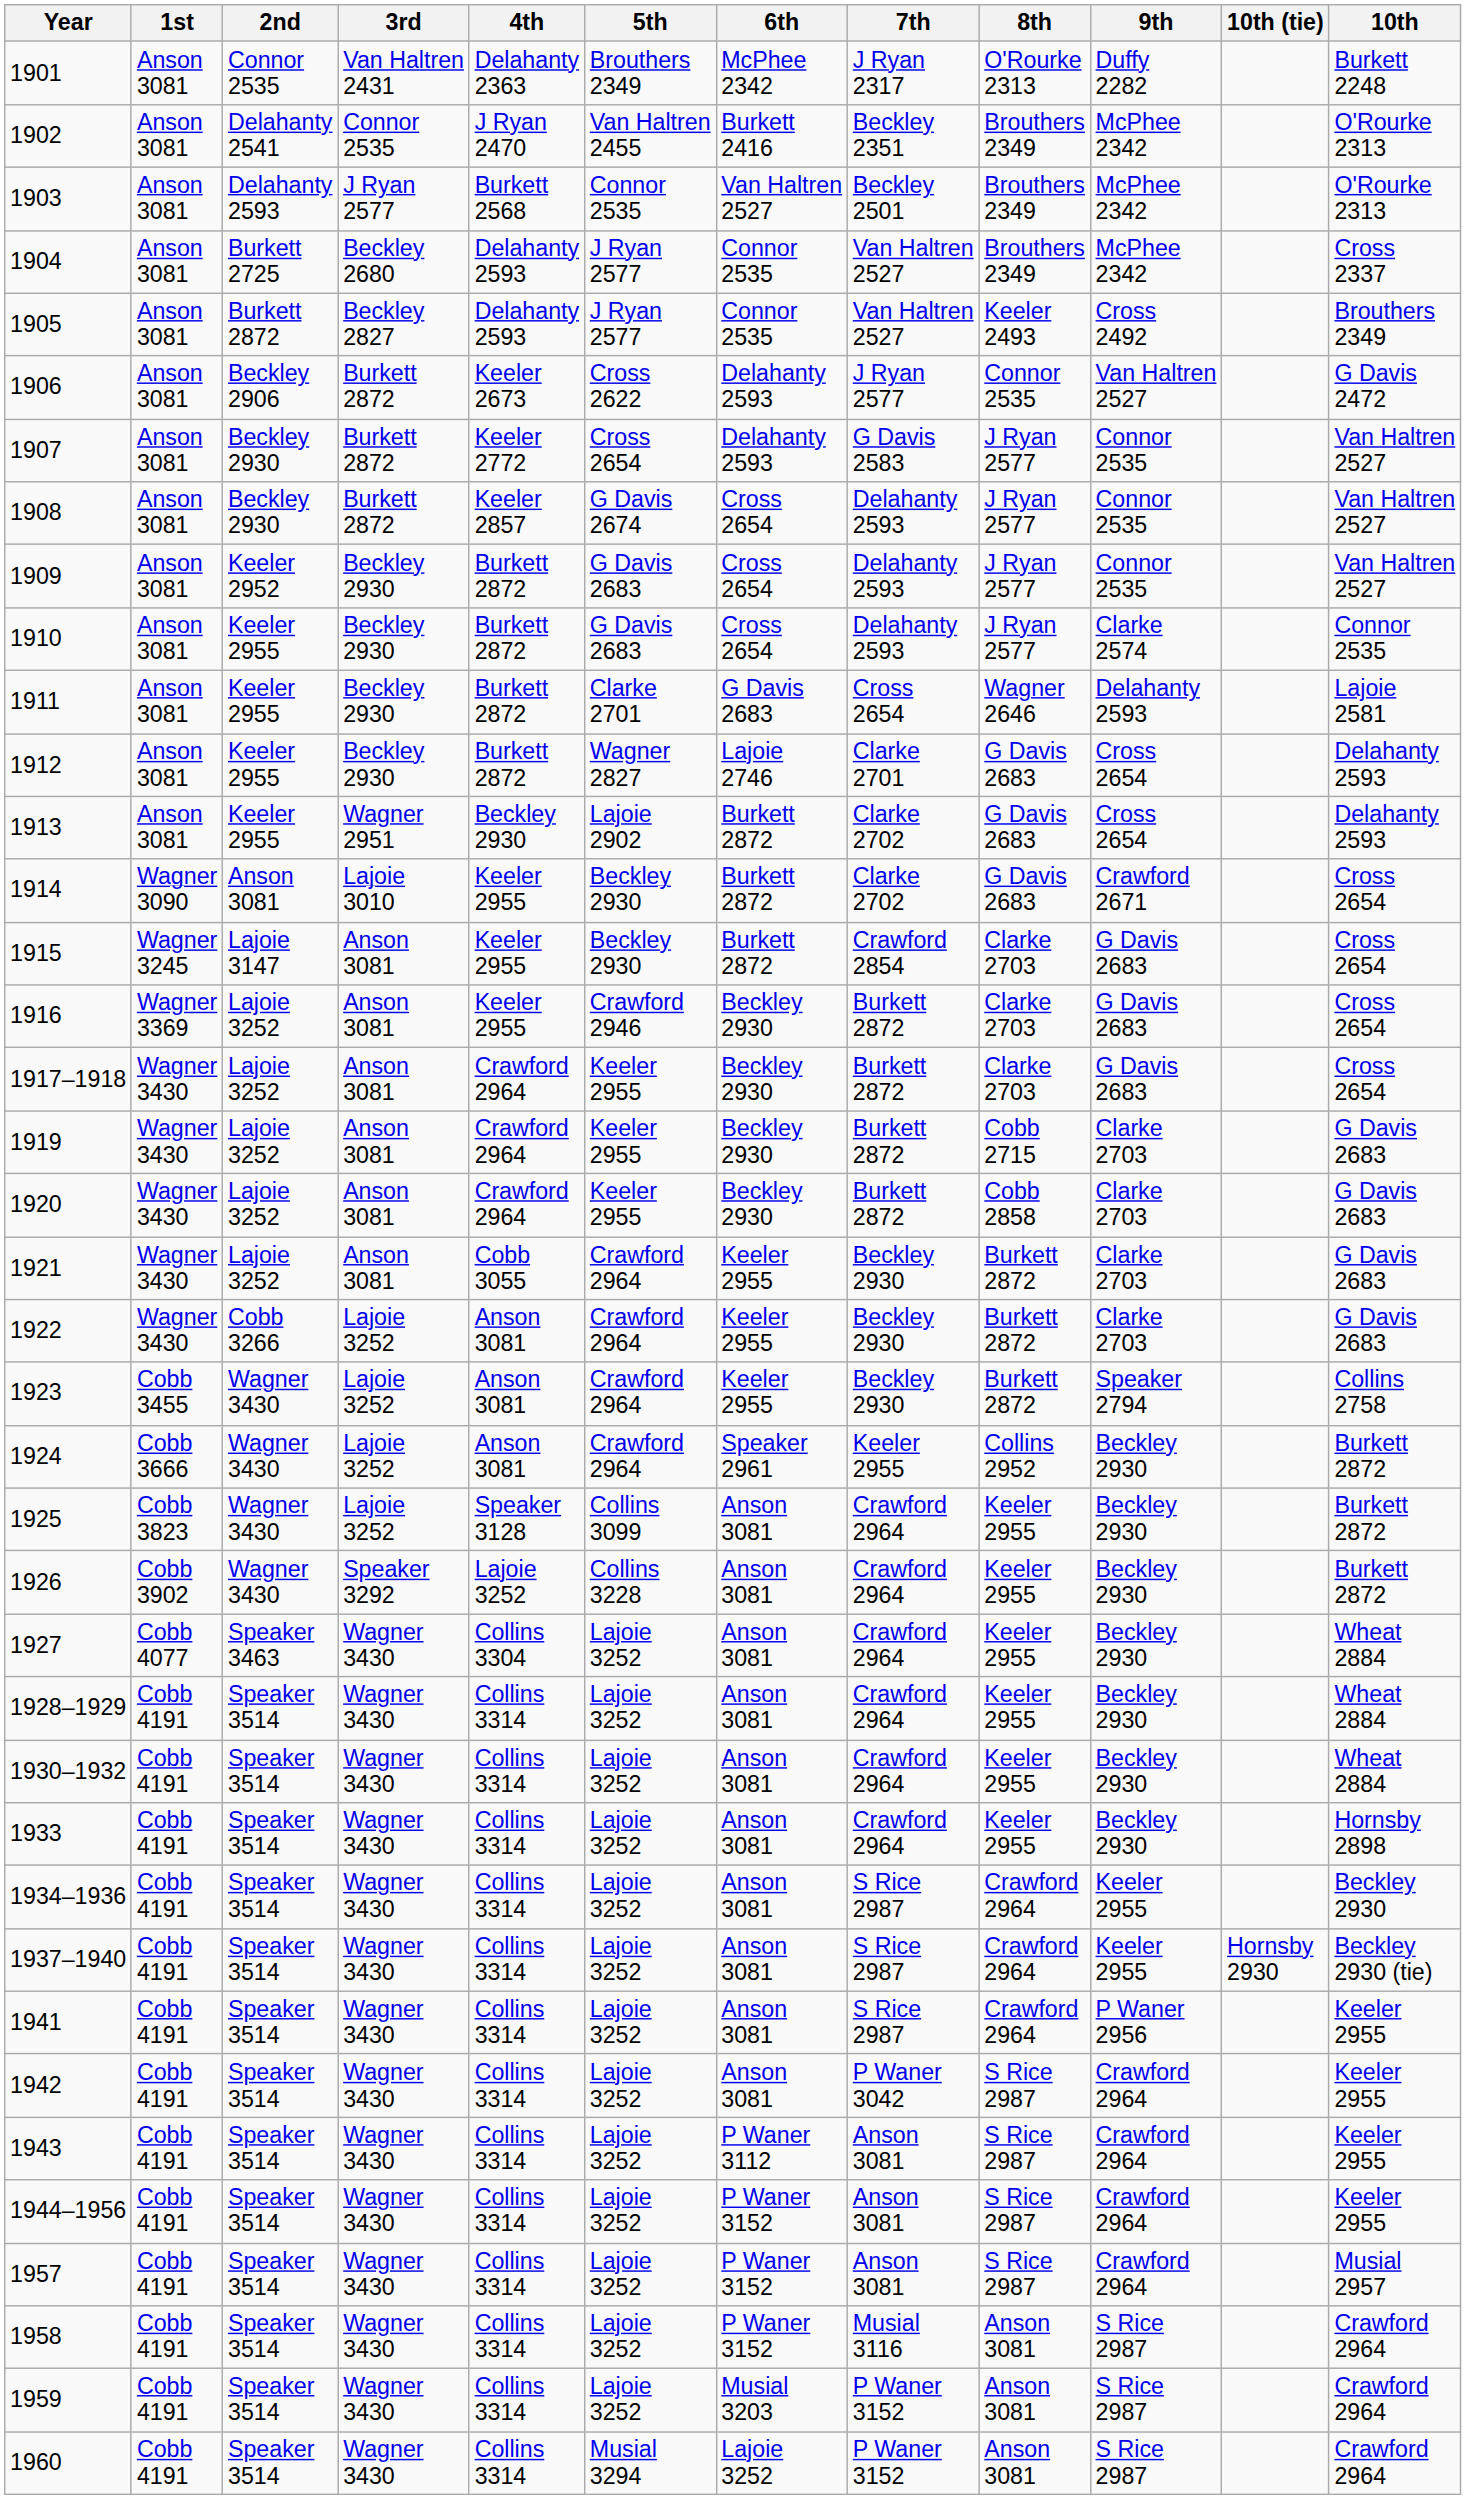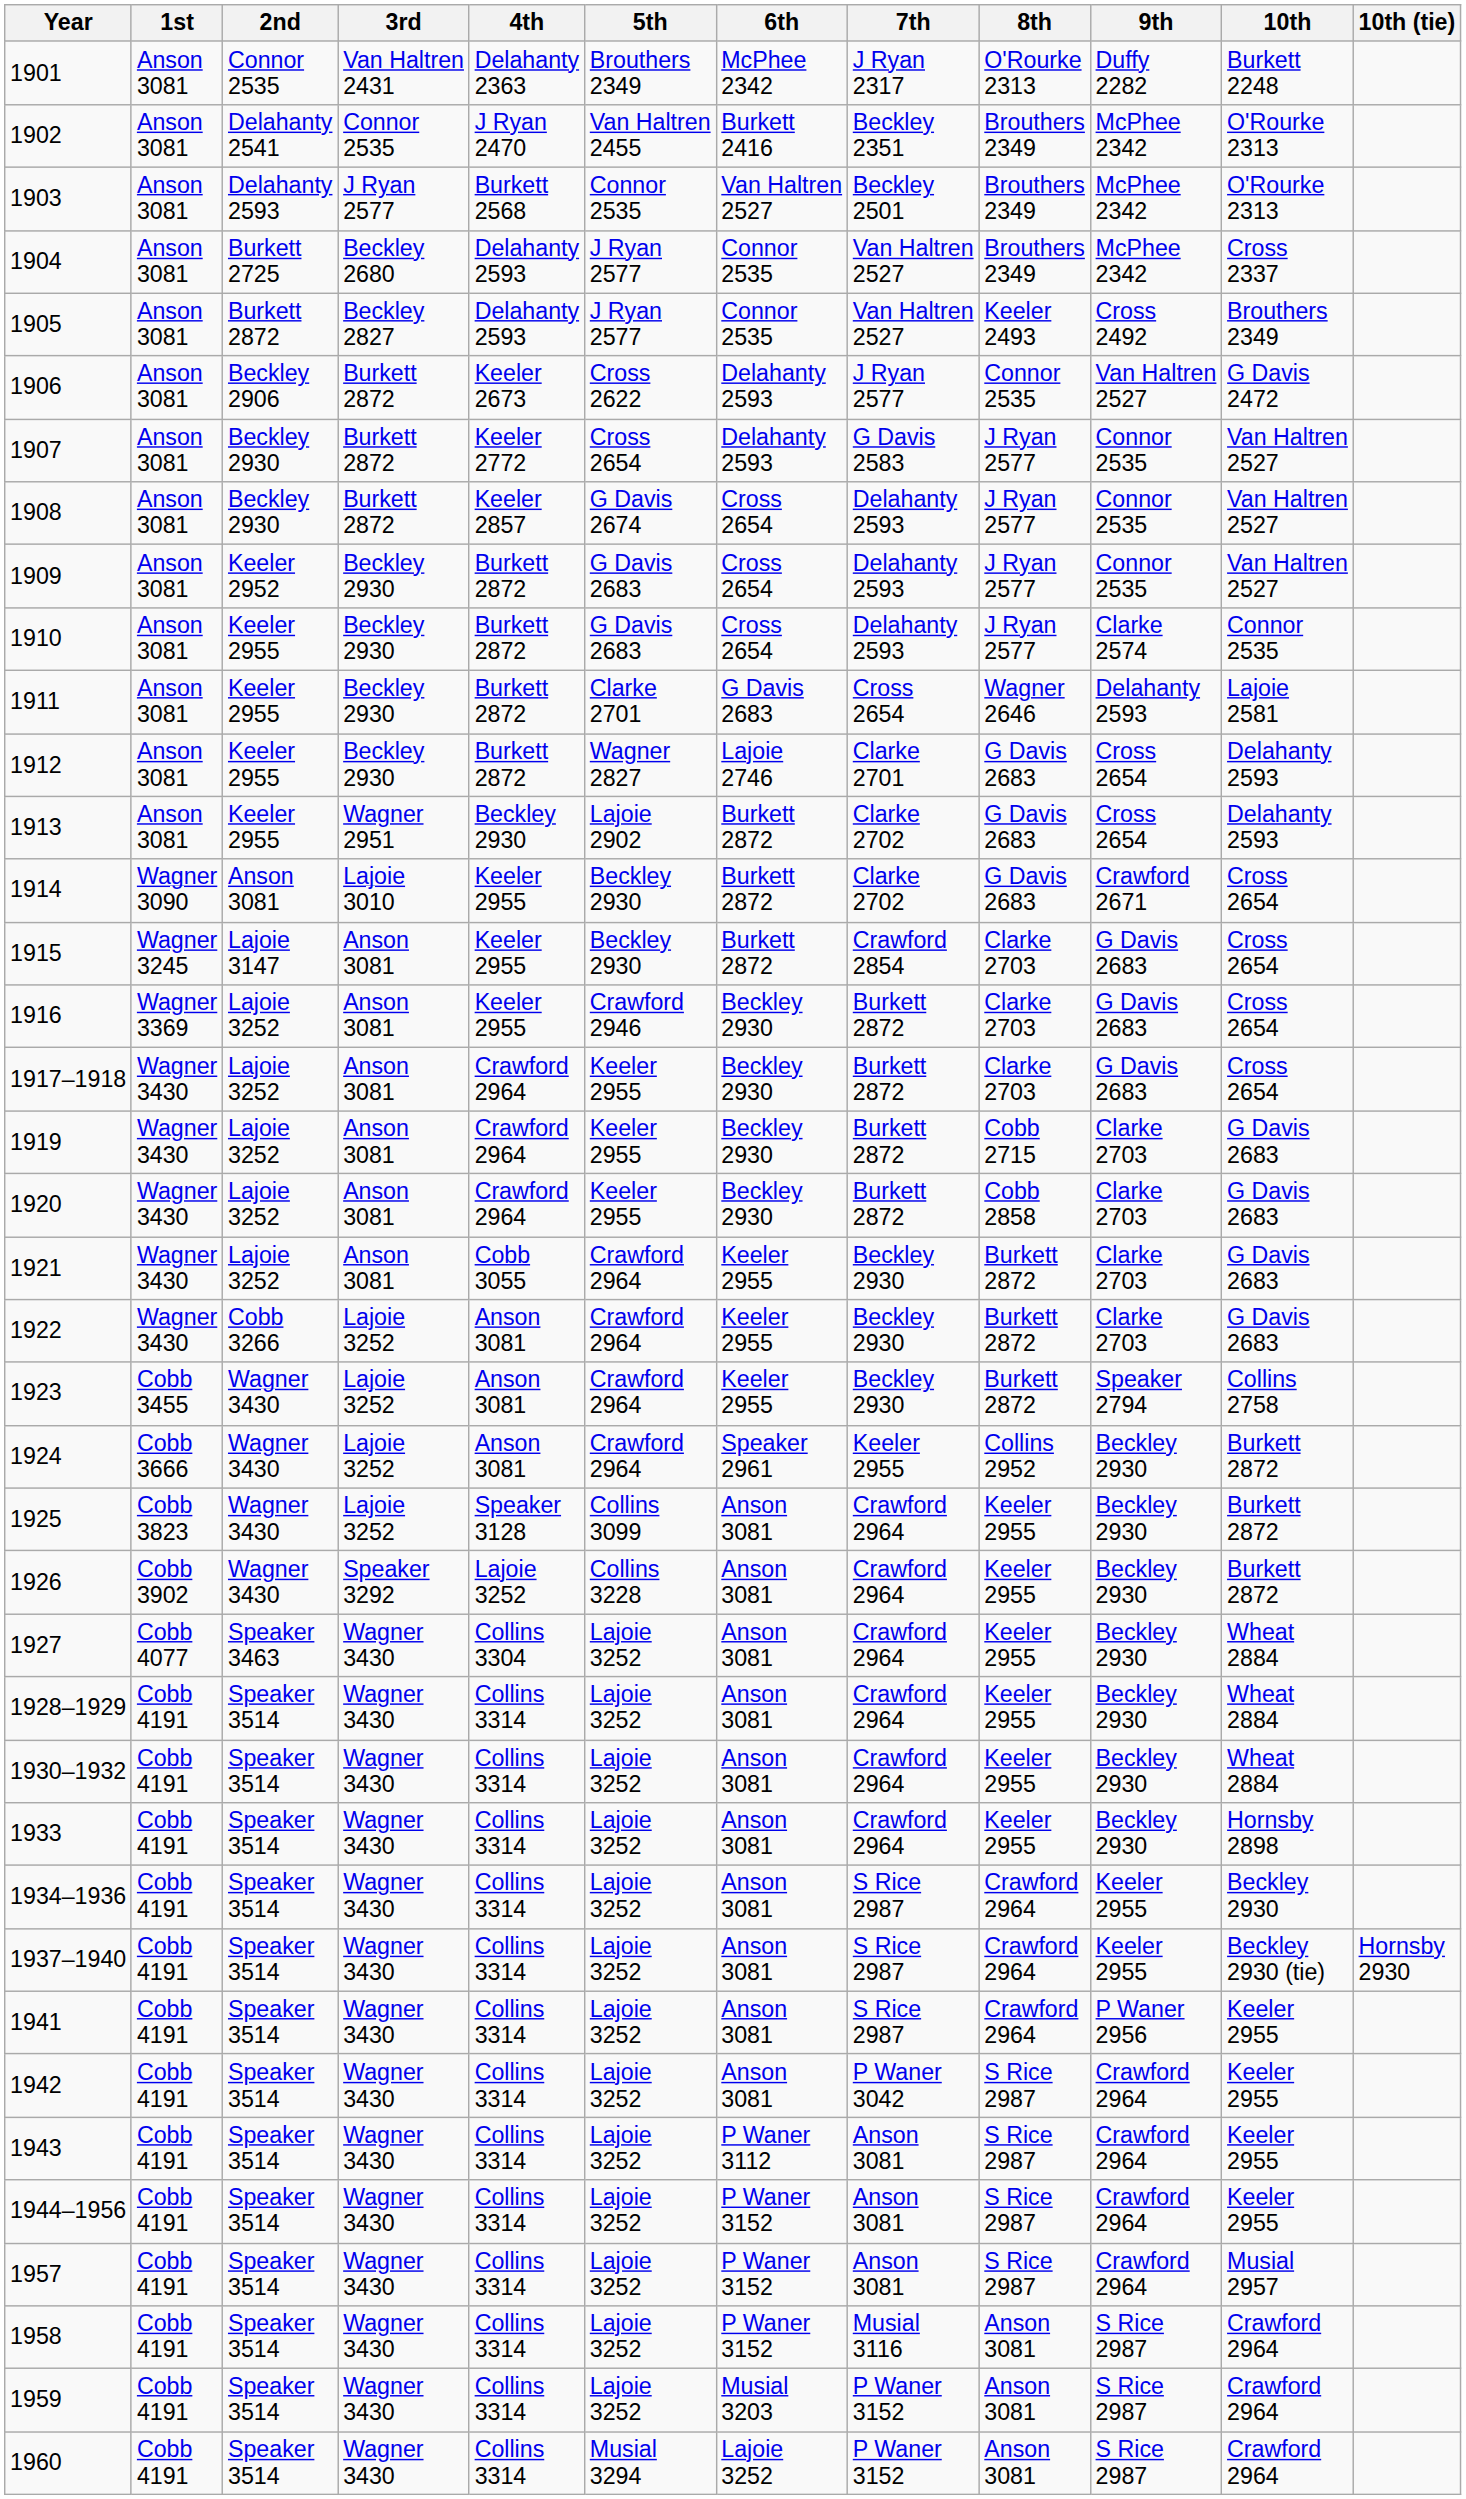columns swapped: (1395, 22) <-> (1275, 22)
